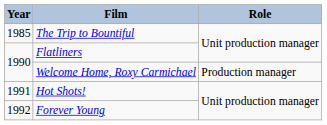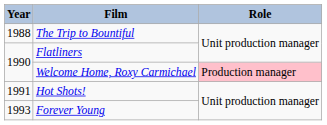(19, 33) 1985 -> (19, 33) 1988
(249, 72) no background -> (249, 72) pink background
(19, 110) 1992 -> (19, 110) 1993
